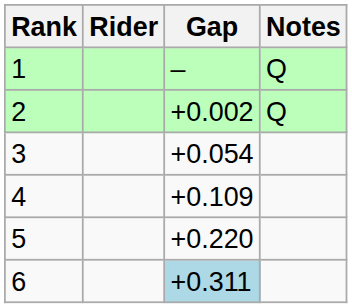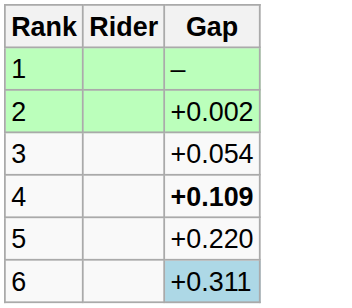- column: (303, 26)
(212, 197) normal -> (212, 197) bold
